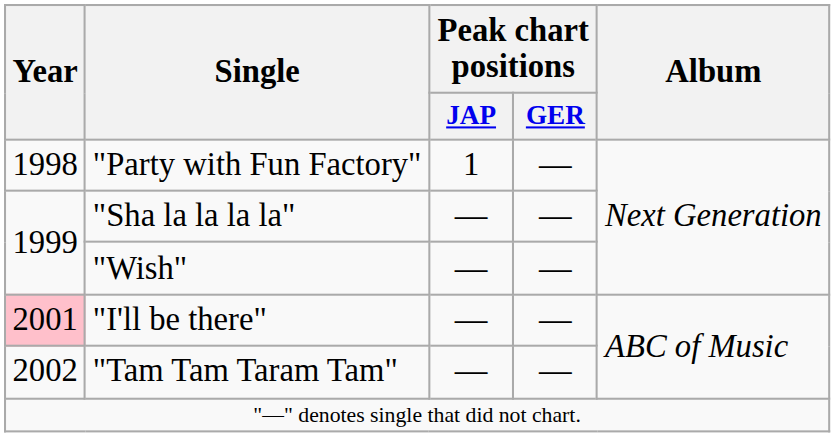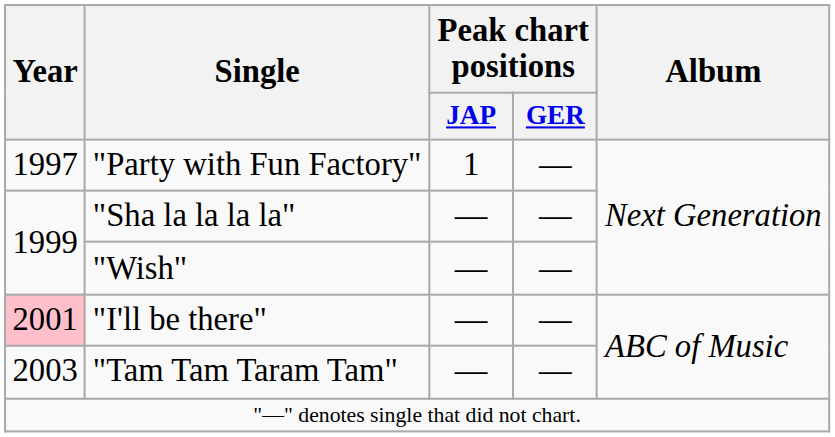(45, 164) 1998 -> (45, 164) 1997
(45, 371) 2002 -> (45, 371) 2003
